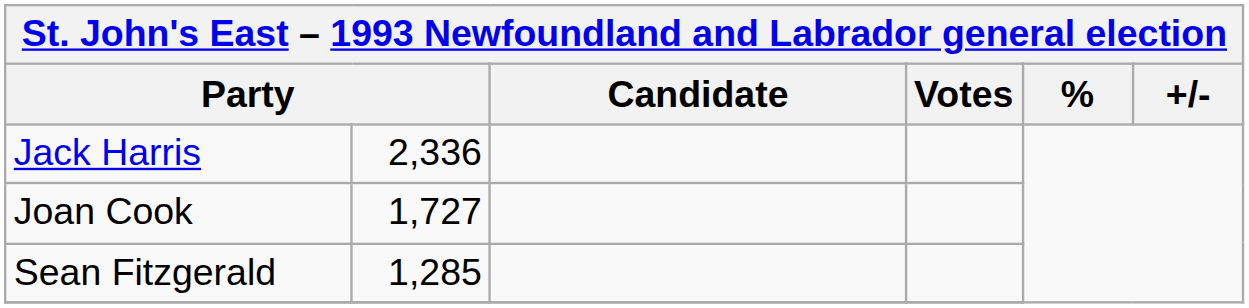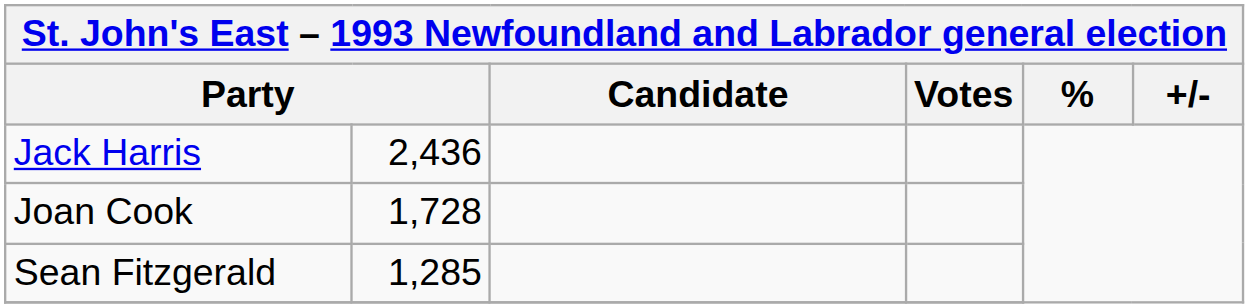(435, 152) 2,336 -> (435, 152) 2,436
(435, 212) 1,727 -> (435, 212) 1,728
